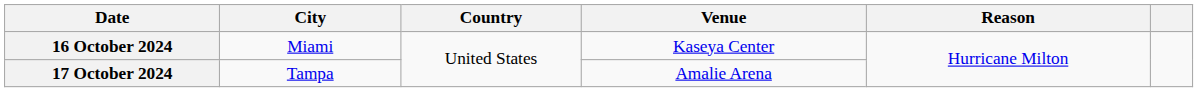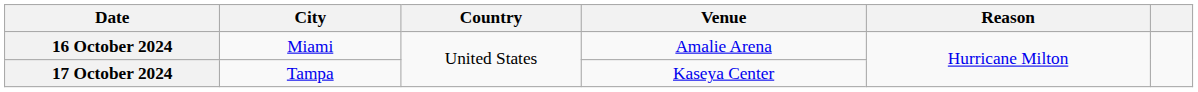(724, 45) Kaseya Center -> (724, 45) Amalie Arena
(724, 73) Amalie Arena -> (724, 73) Kaseya Center
